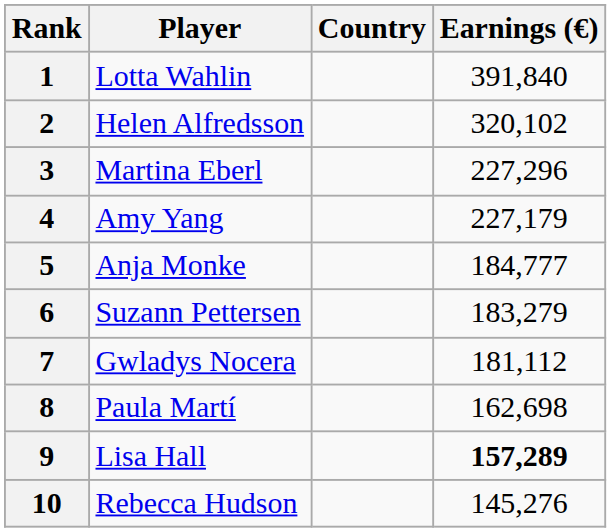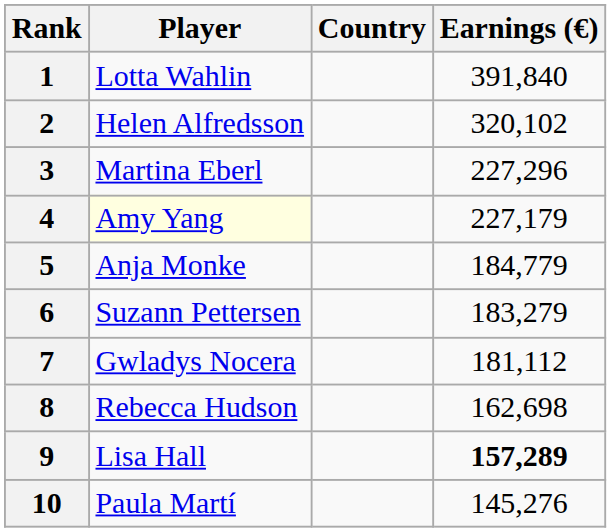(160, 218) no background -> (160, 218) lightyellow background
(519, 265) 184,777 -> (519, 265) 184,779
(166, 407) Paula Martí -> (196, 407) Rebecca Hudson
(196, 502) Rebecca Hudson -> (166, 502) Paula Martí
